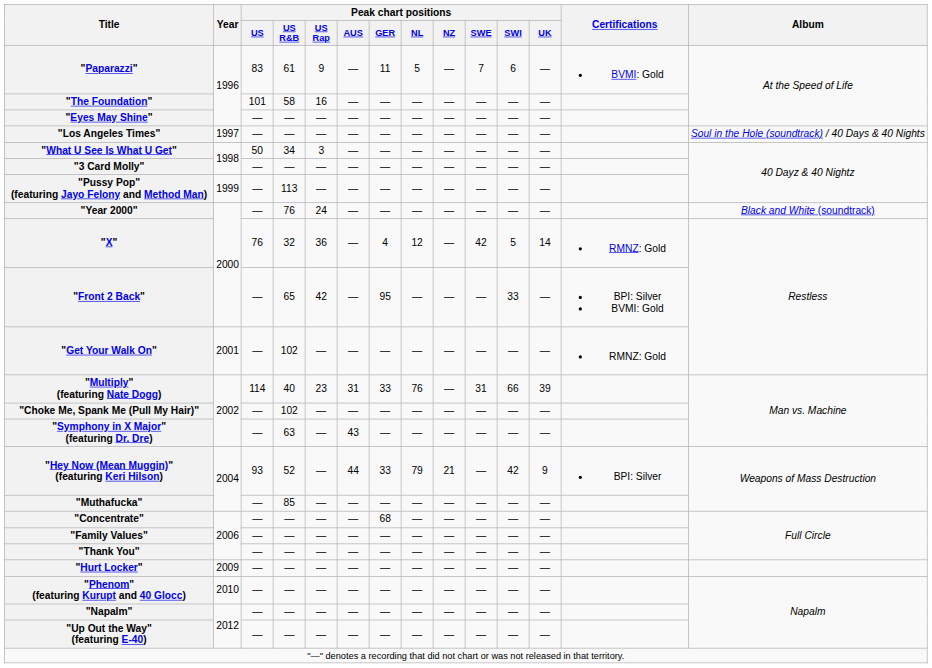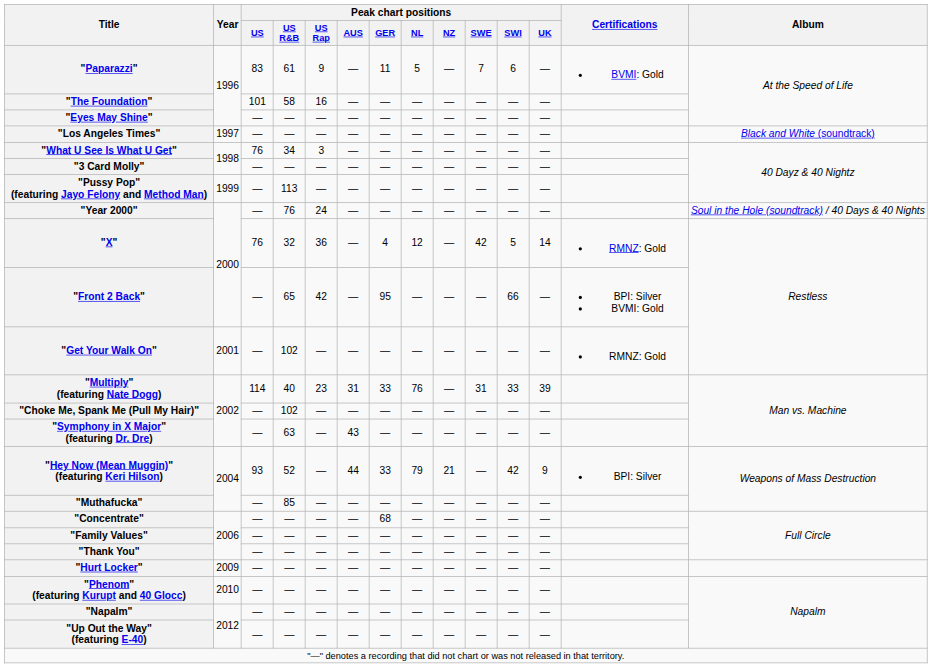(808, 134) Soul in the Hole (soundtrack) / 40 Days & 40 Nights -> (808, 134) Black and White (soundtrack)
(257, 150) 50 -> (257, 150) 76
(808, 210) Black and White (soundtrack) -> (808, 210) Soul in the Hole (soundtrack) / 40 Days & 40 Nights
(513, 297) 33 -> (513, 297) 66
(513, 389) 66 -> (513, 389) 33
